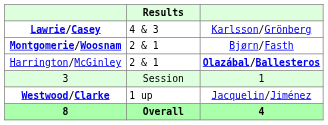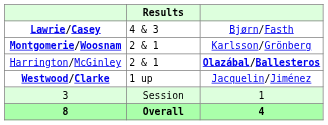(261, 29) Karlsson/Grönberg -> (261, 29) Bjørn/Fasth
(261, 46) Bjørn/Fasth -> (261, 46) Karlsson/Grönberg
rows swapped: (65, 95) <-> (65, 79)
